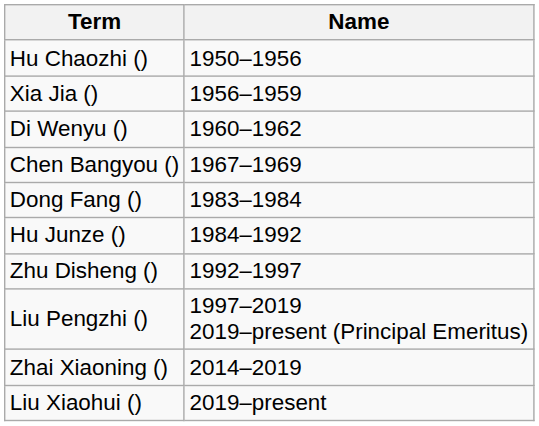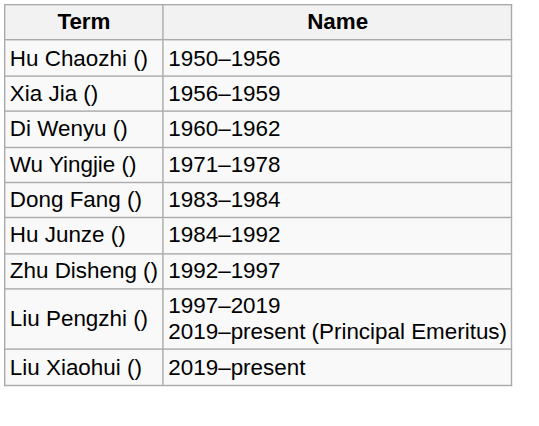- row: (95, 164)
+ row: (73, 164)
- row: (89, 367)
